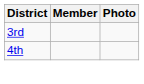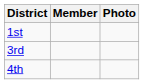+ row: (15, 32)
